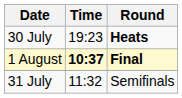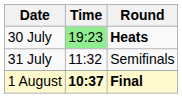(86, 37) no background -> (86, 37) lightgreen background
rows swapped: (30, 81) <-> (35, 59)
